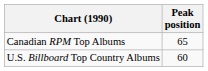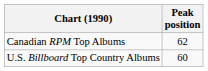(183, 41) 65 -> (183, 41) 62
